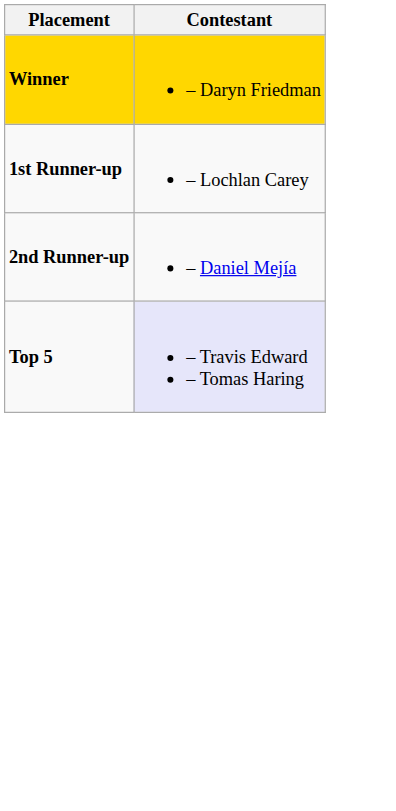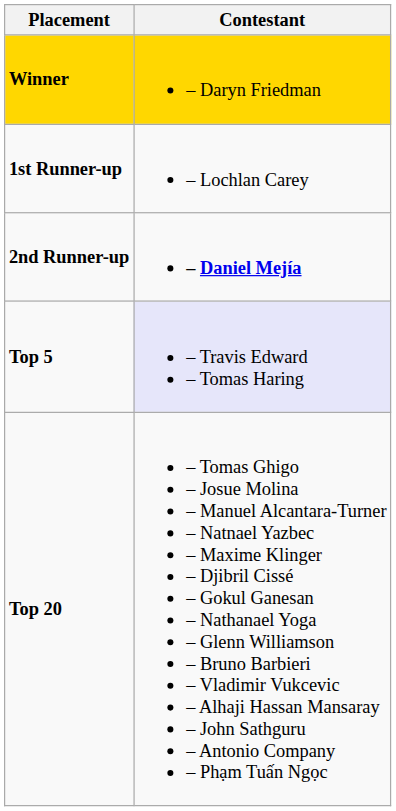(229, 268) normal -> (262, 268) bold
+ row: (35, 609)
